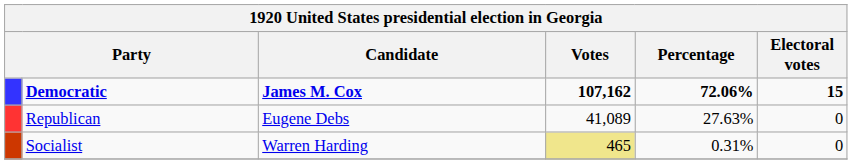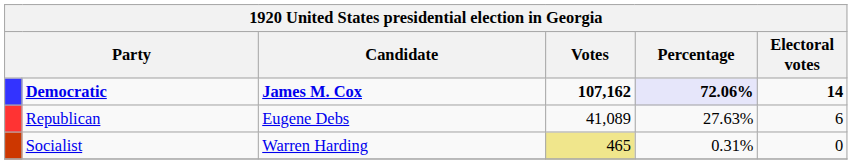(727, 91) no background -> (727, 91) lavender background
(835, 91) 15 -> (835, 91) 14
(839, 118) 0 -> (839, 118) 6
